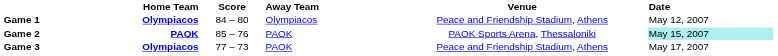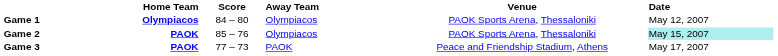(522, 20) Peace and Friendship Stadium, Athens -> (522, 20) PAOK Sports Arena, Thessaloniki
(279, 33) PAOK -> (291, 33) Olympiacos
(170, 47) Olympiacos -> (185, 47) PAOK
